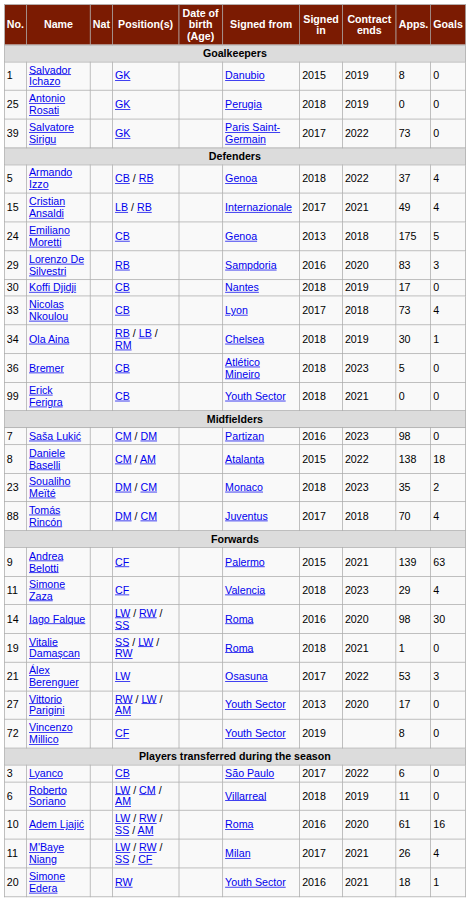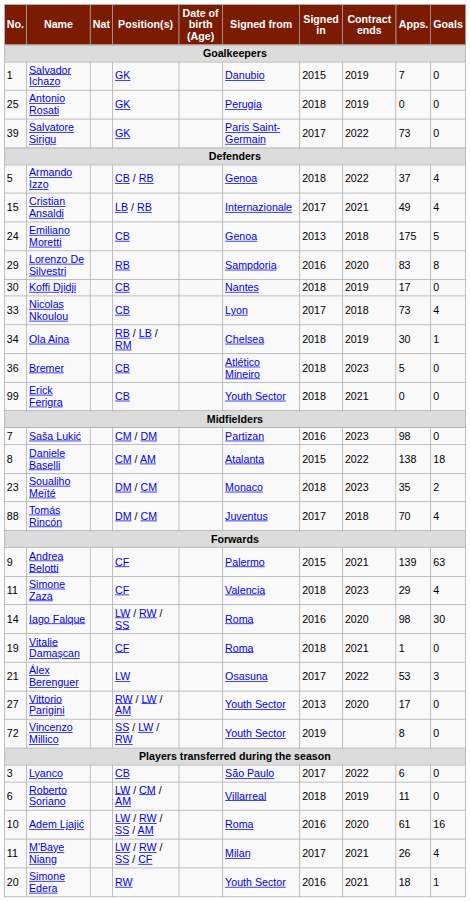(402, 76) 8 -> (402, 76) 7
(436, 265) 3 -> (436, 265) 8
(137, 648) SS / LW / RW -> (122, 648) CF
(122, 734) CF -> (137, 734) SS / LW / RW
